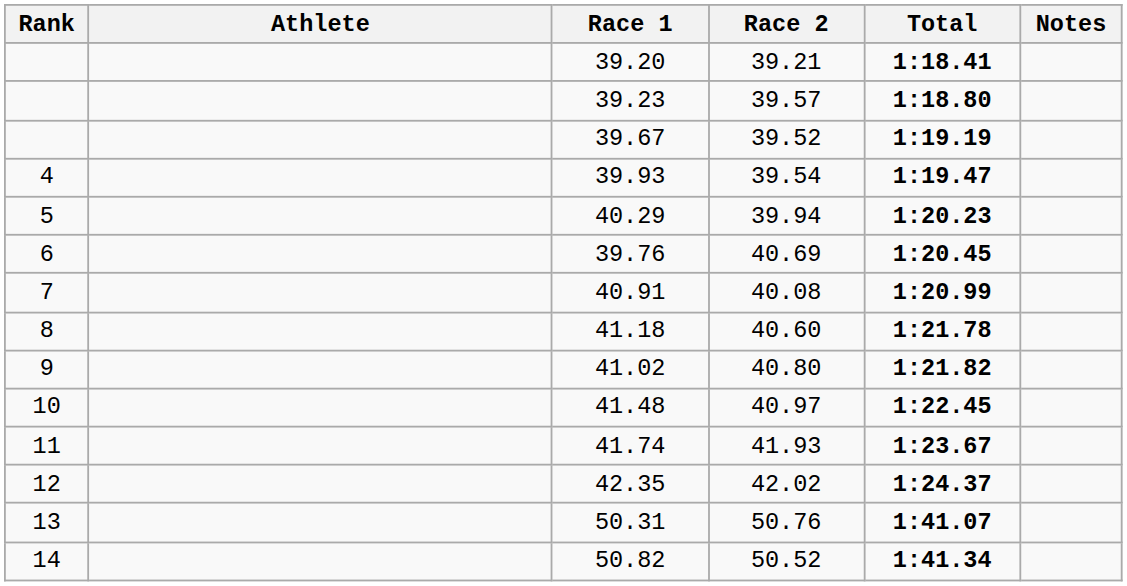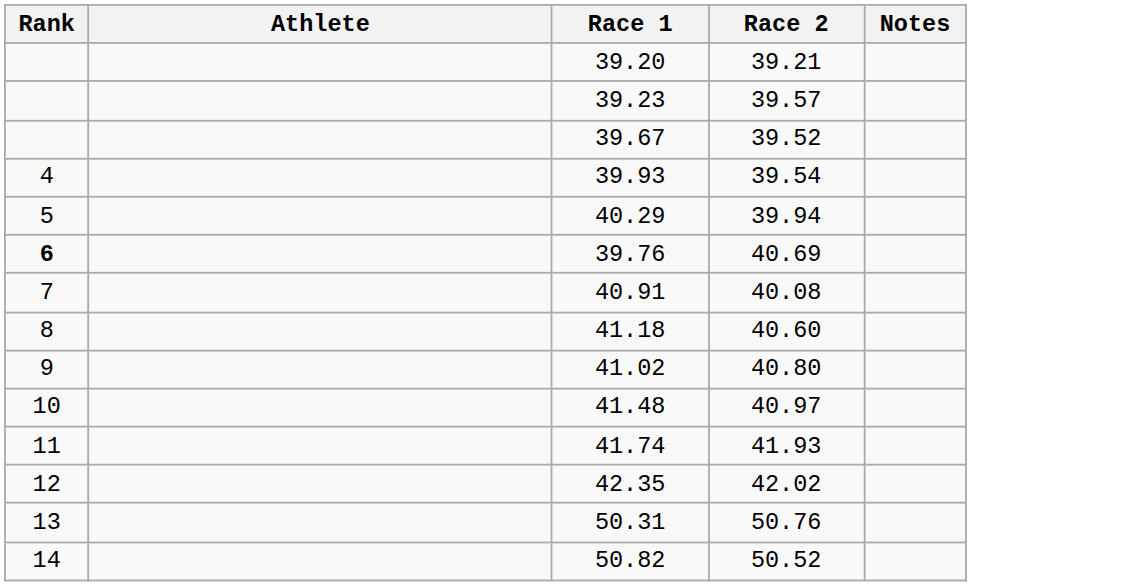- column: (942, 24)
(47, 254) normal -> (47, 254) bold
